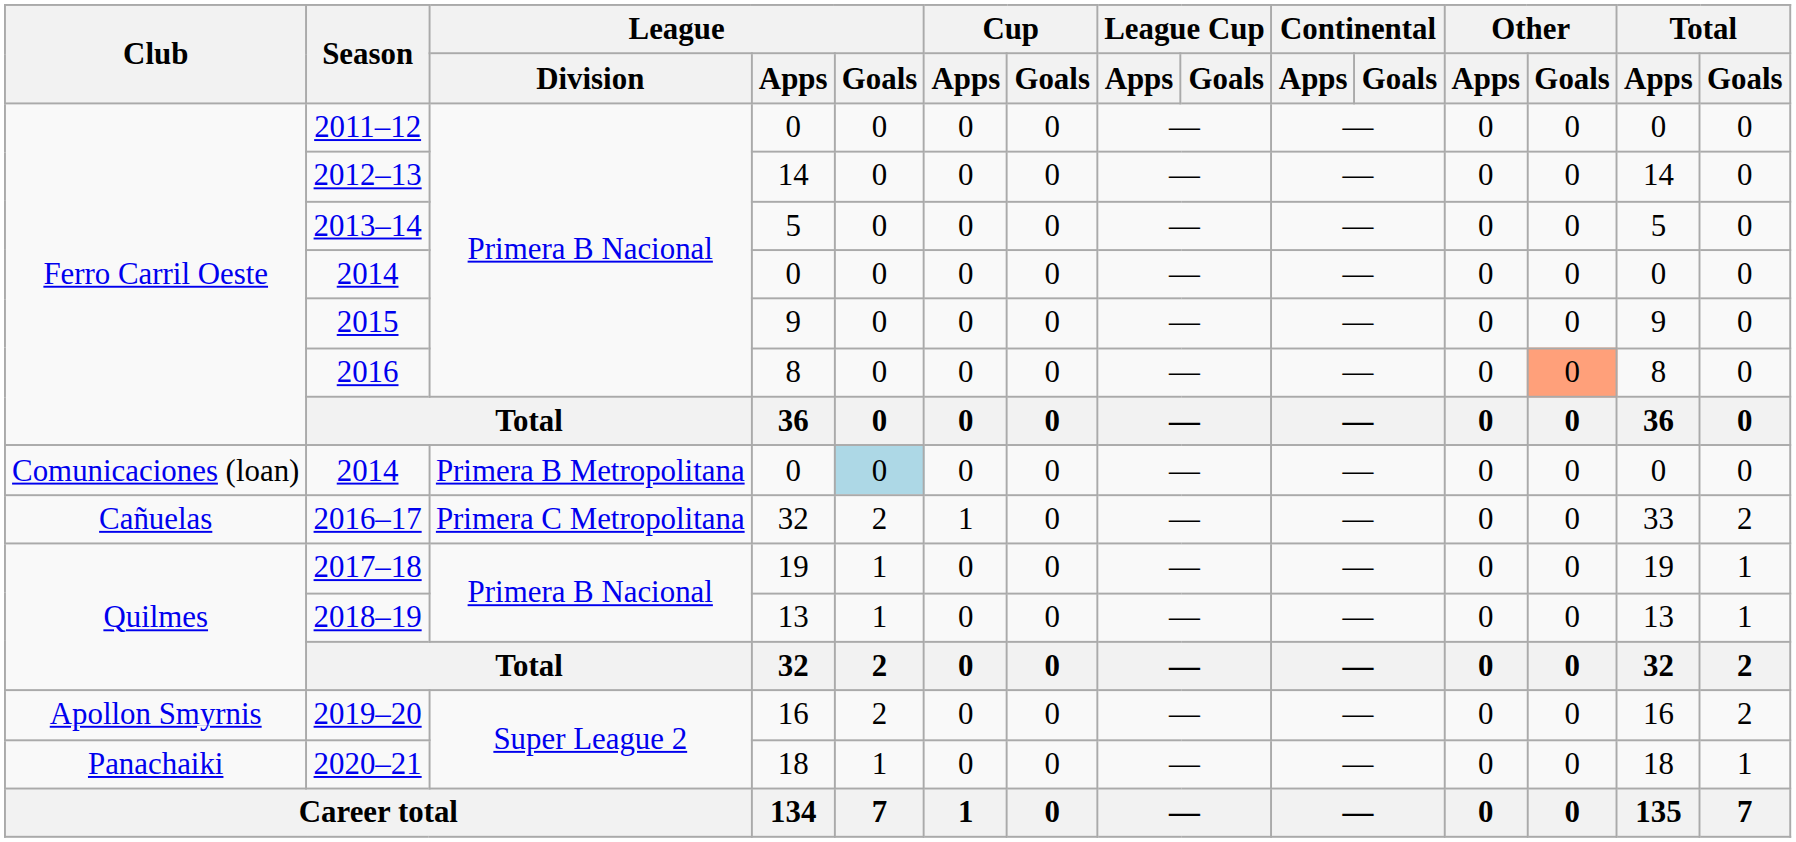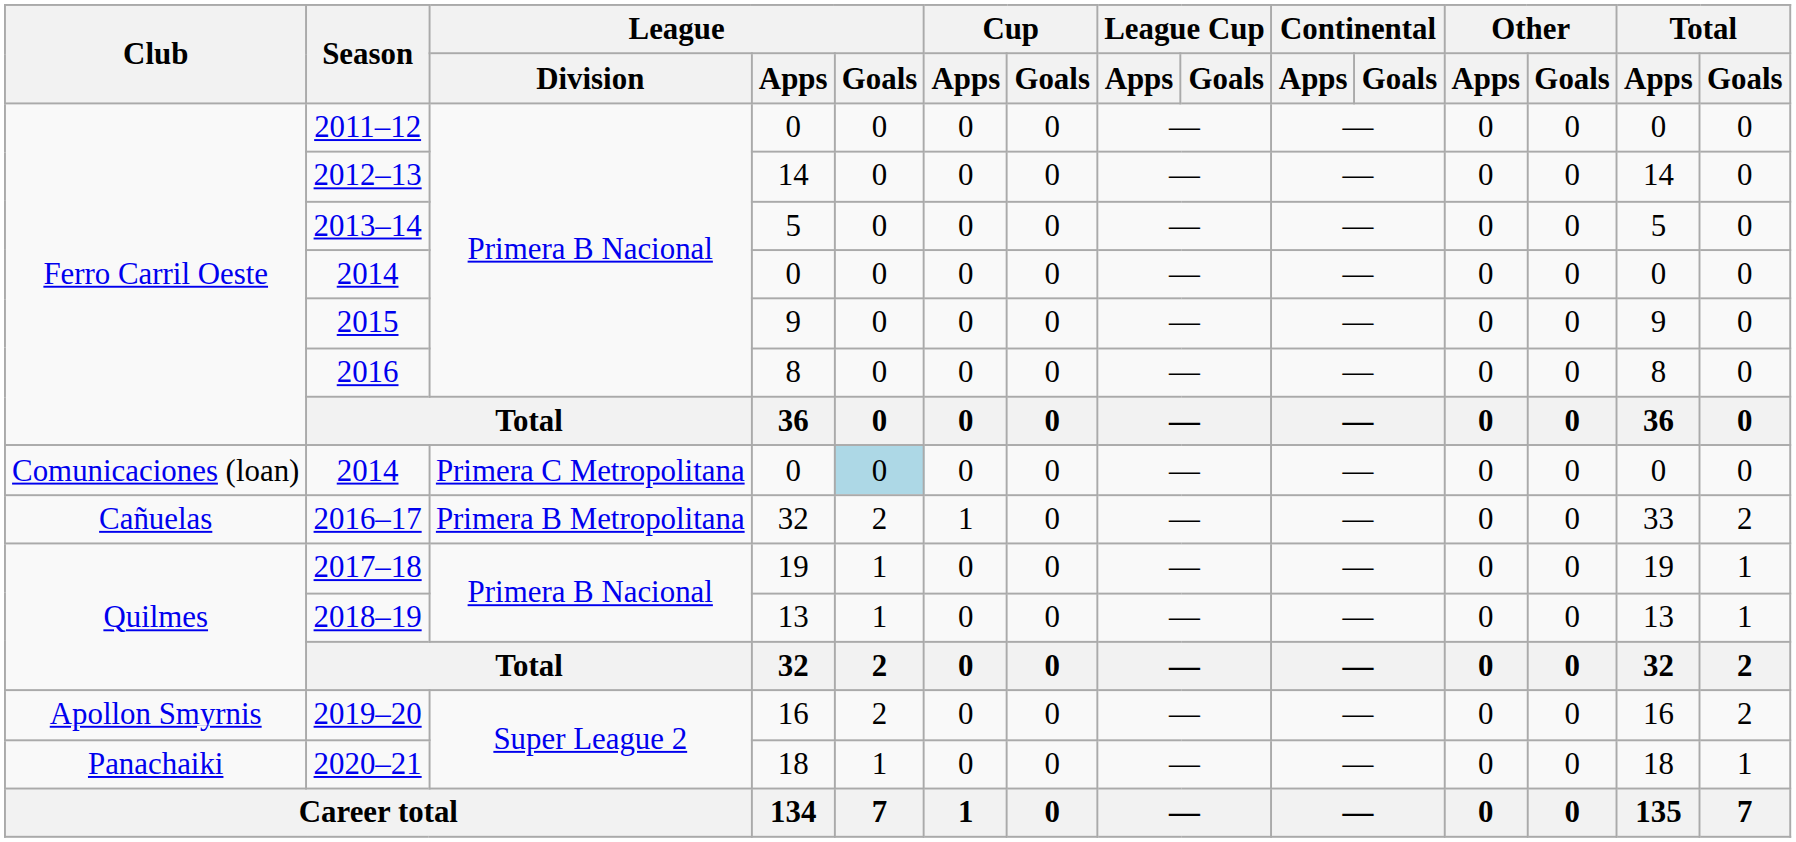(1572, 371) lightsalmon background -> (1572, 371) no background
(590, 469) Primera B Metropolitana -> (590, 469) Primera C Metropolitana
(590, 518) Primera C Metropolitana -> (590, 518) Primera B Metropolitana
